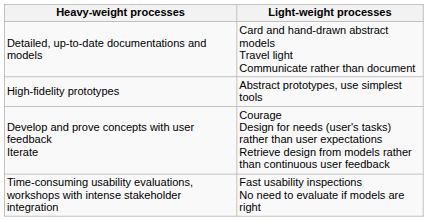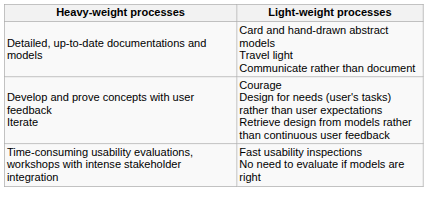- row: (63, 91)
